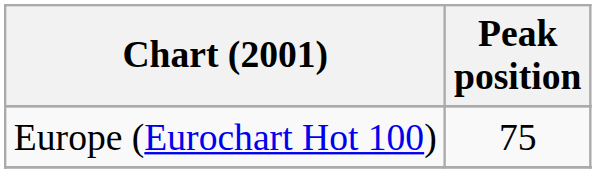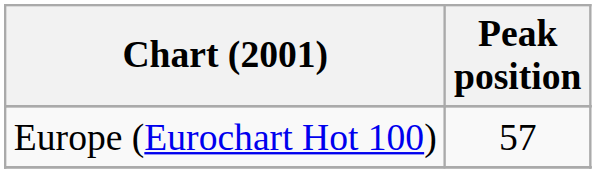(518, 136) 75 -> (518, 136) 57
